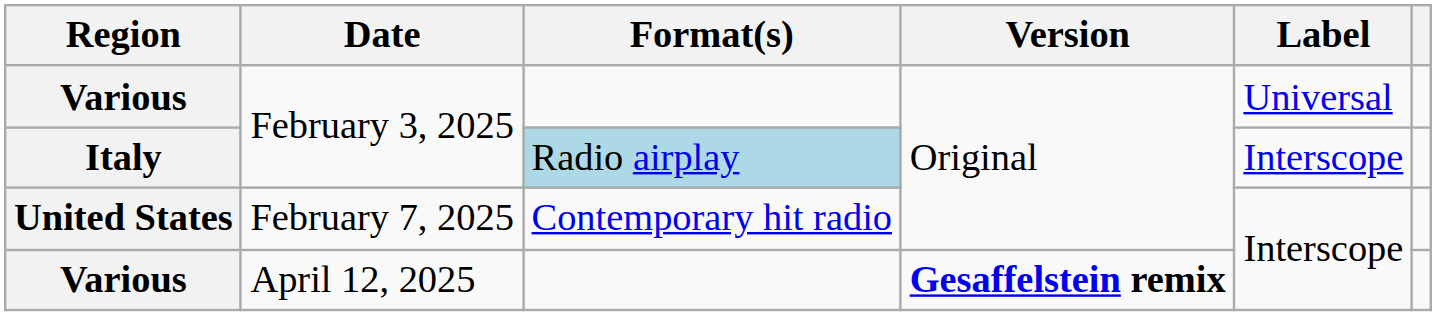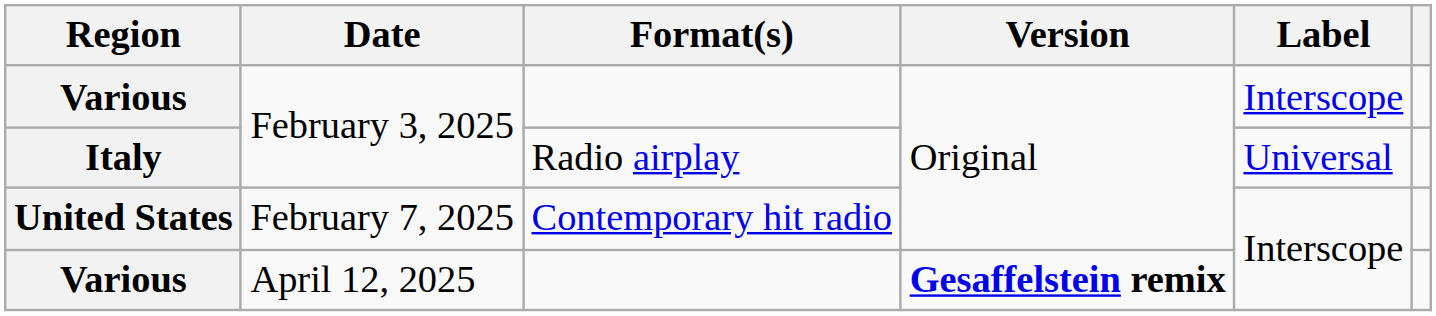(1318, 95) Universal -> (1323, 95) Interscope
(636, 156) lightblue background -> (636, 156) no background
(1323, 156) Interscope -> (1318, 156) Universal
